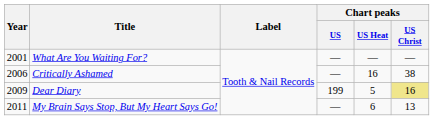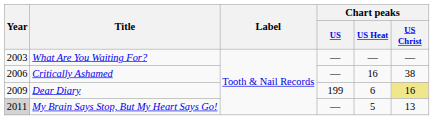(17, 57) 2001 -> (17, 57) 2003
(373, 90) 5 -> (373, 90) 6
(17, 106) no background -> (17, 106) lightgrey background
(373, 106) 6 -> (373, 106) 5
